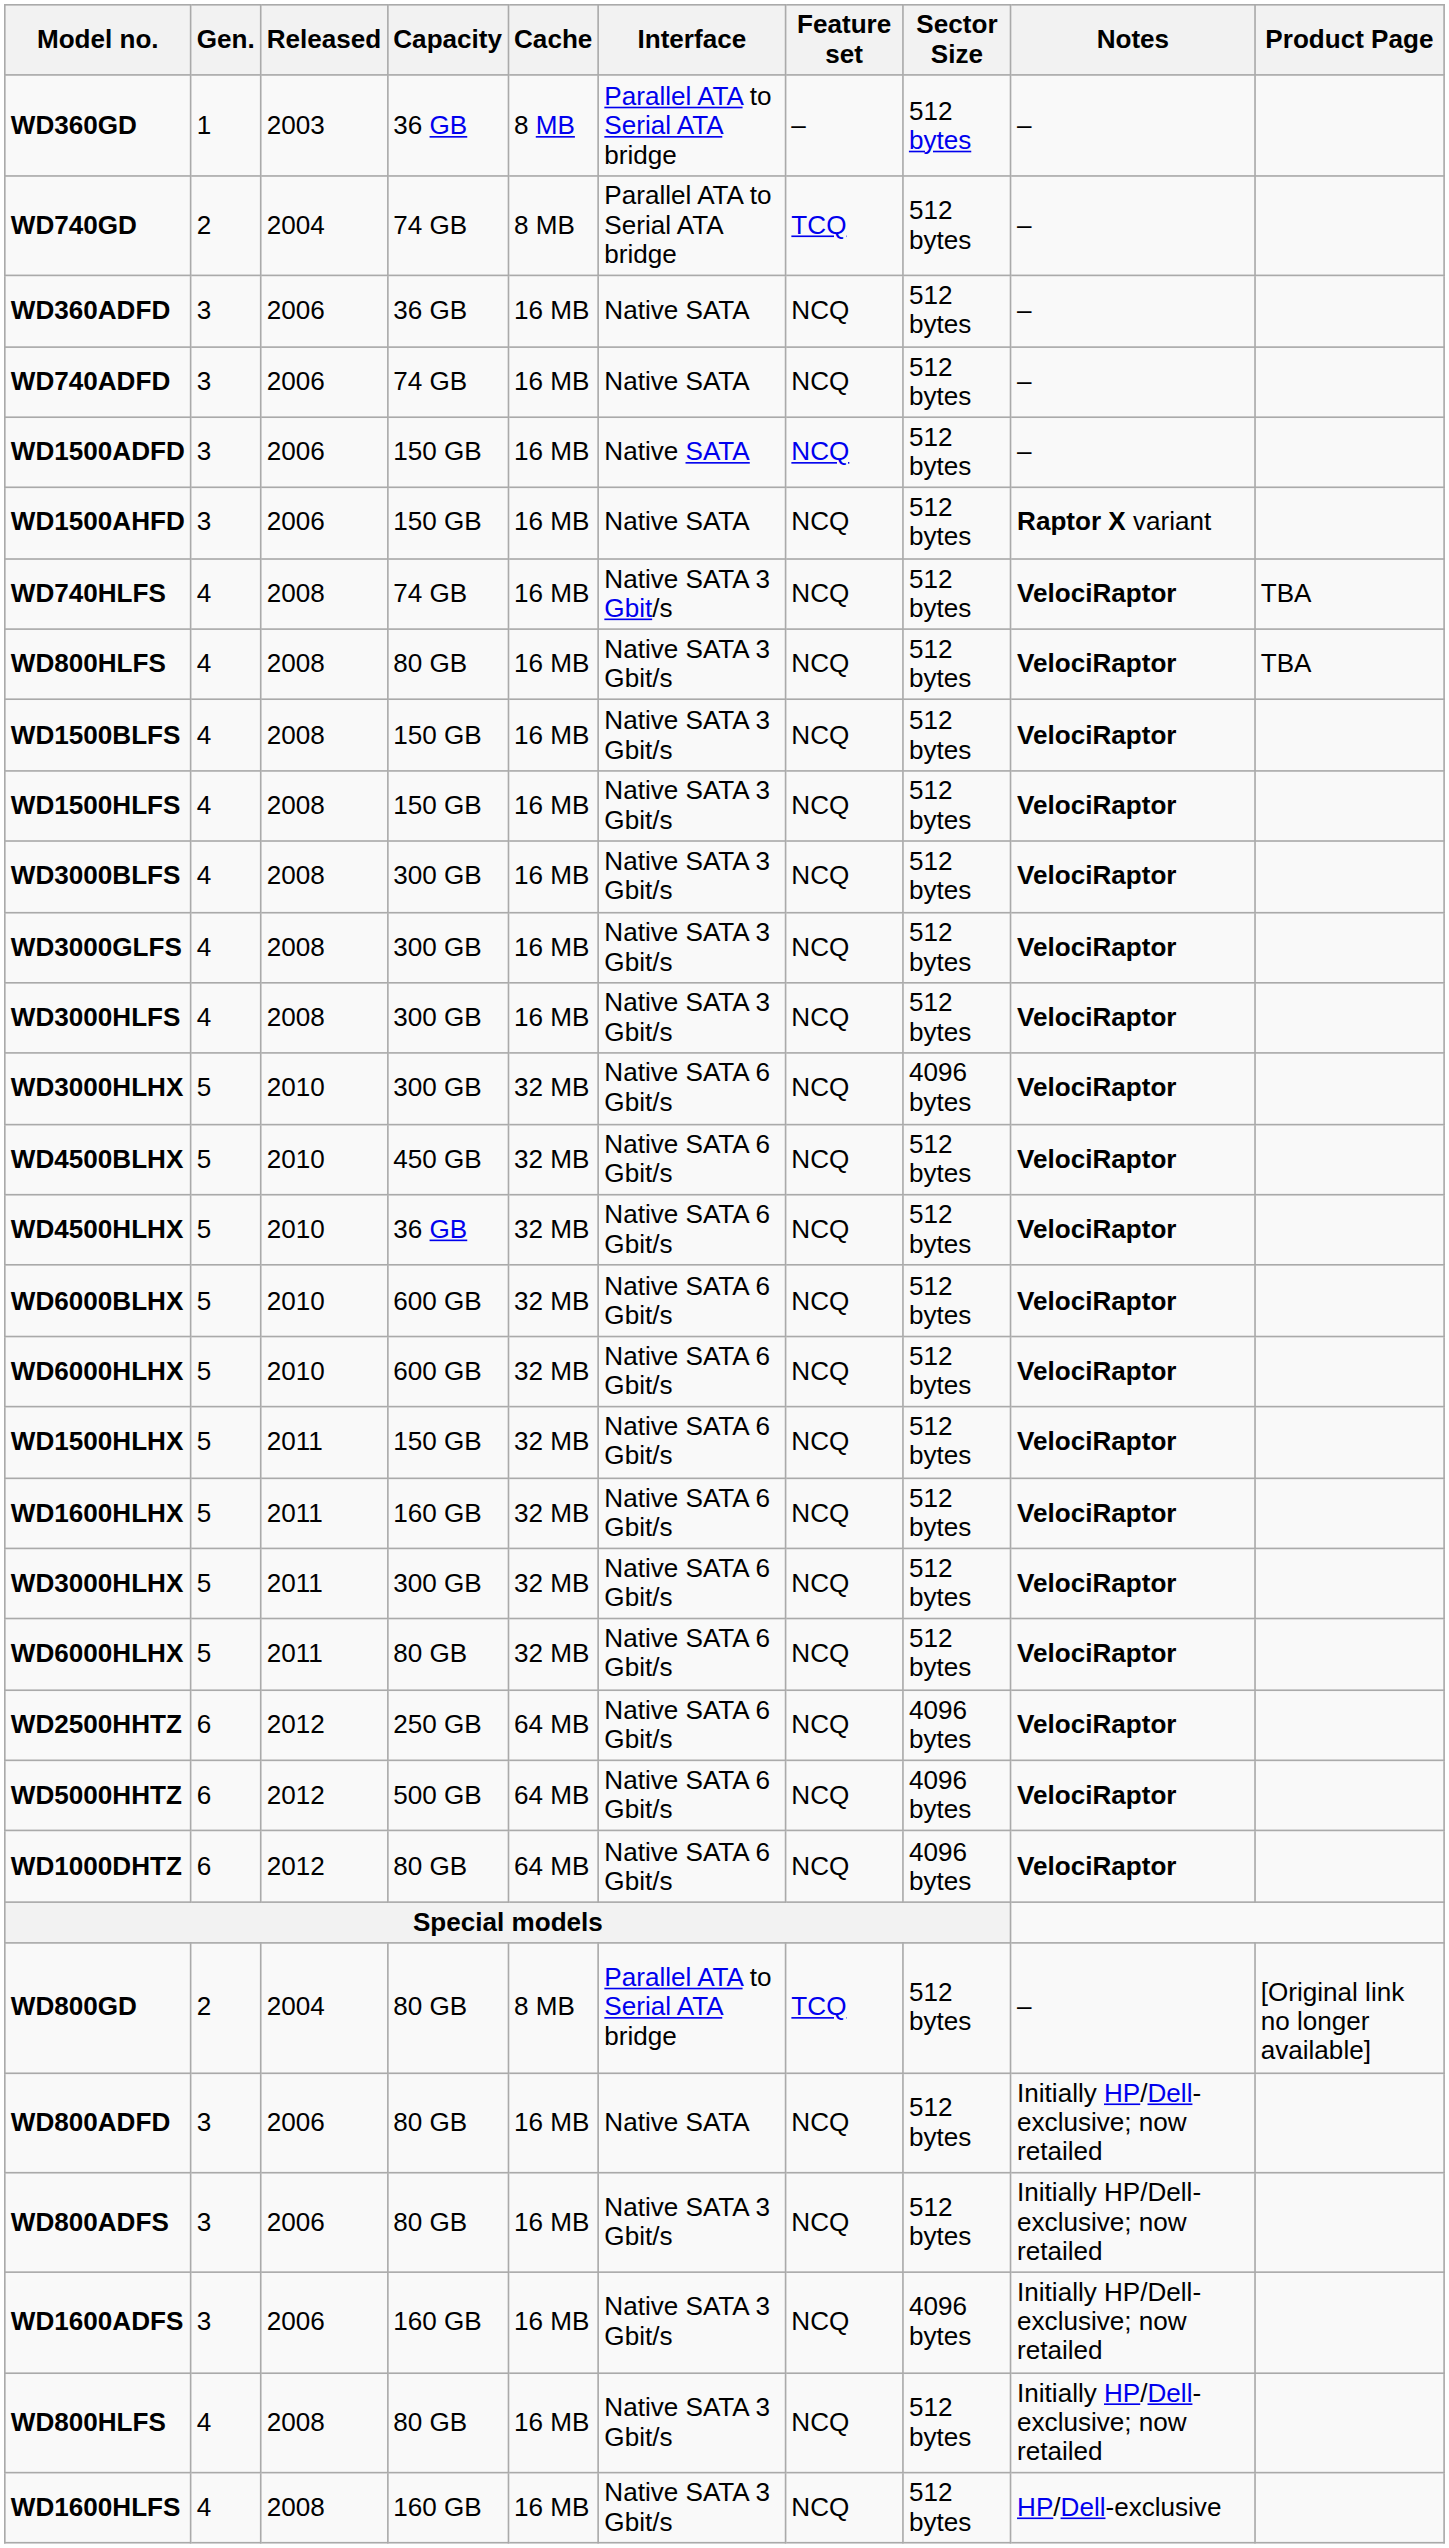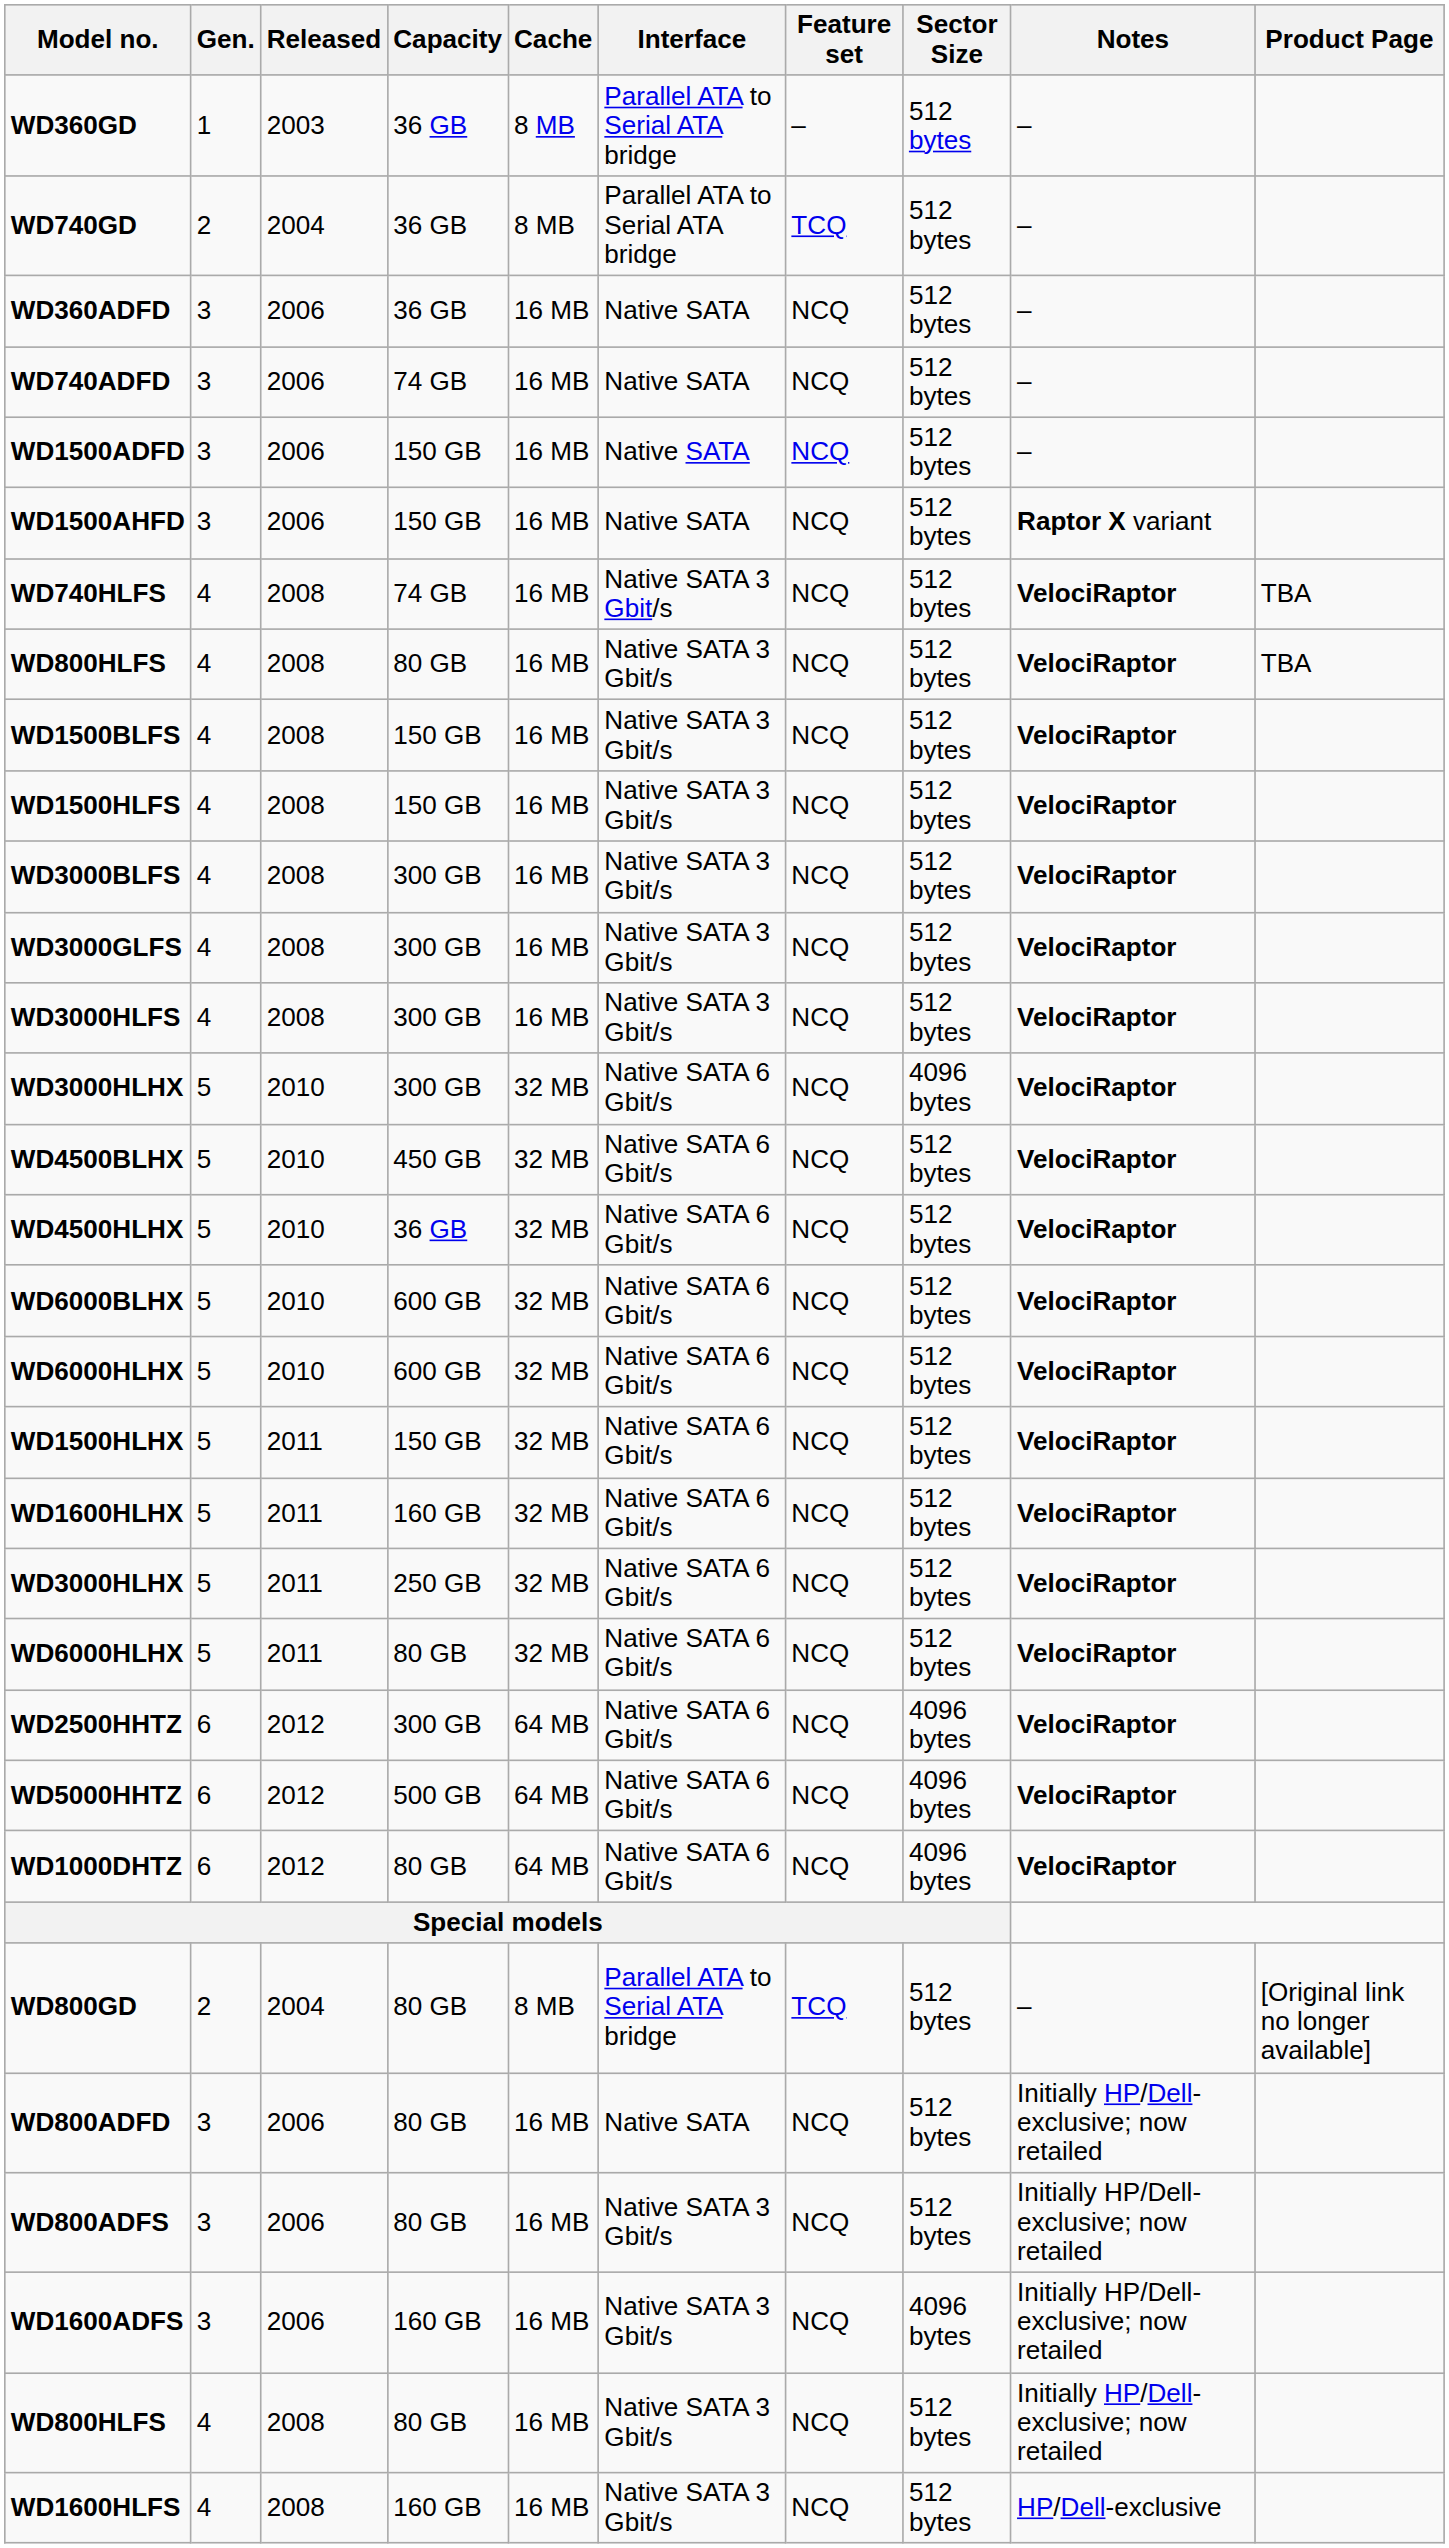(430, 225) 74 GB -> (430, 225) 36 GB
(438, 1583) 300 GB -> (438, 1583) 250 GB
(438, 1724) 250 GB -> (438, 1724) 300 GB
